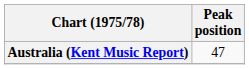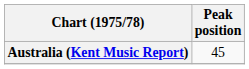(218, 52) 47 -> (218, 52) 45
